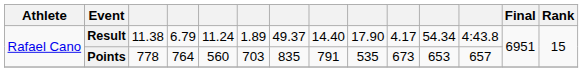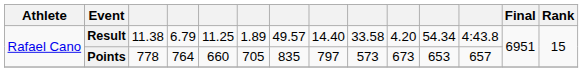(218, 36) 11.24 -> (218, 36) 11.25
(289, 36) 49.37 -> (289, 36) 49.57
(368, 36) 17.90 -> (368, 36) 33.58
(403, 36) 4.17 -> (403, 36) 4.20
(218, 57) 560 -> (218, 57) 660
(253, 57) 703 -> (253, 57) 705
(328, 57) 791 -> (328, 57) 797
(368, 57) 535 -> (368, 57) 573
